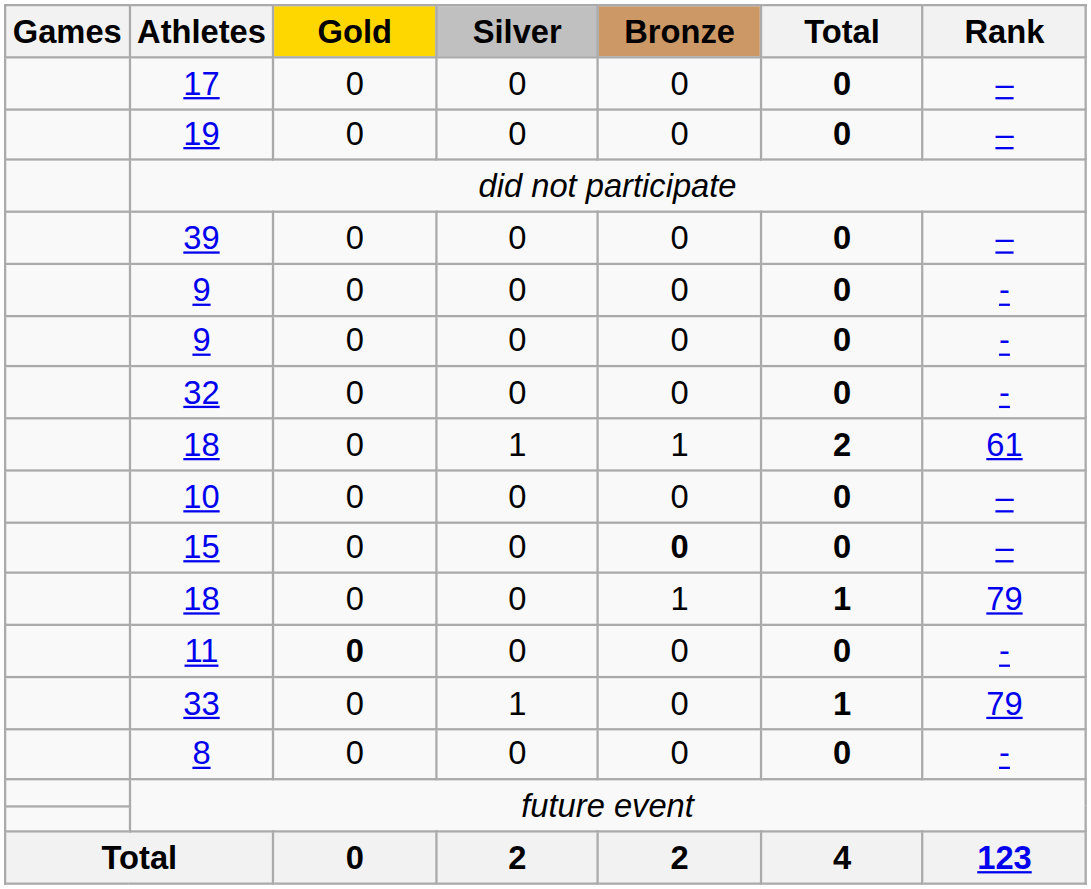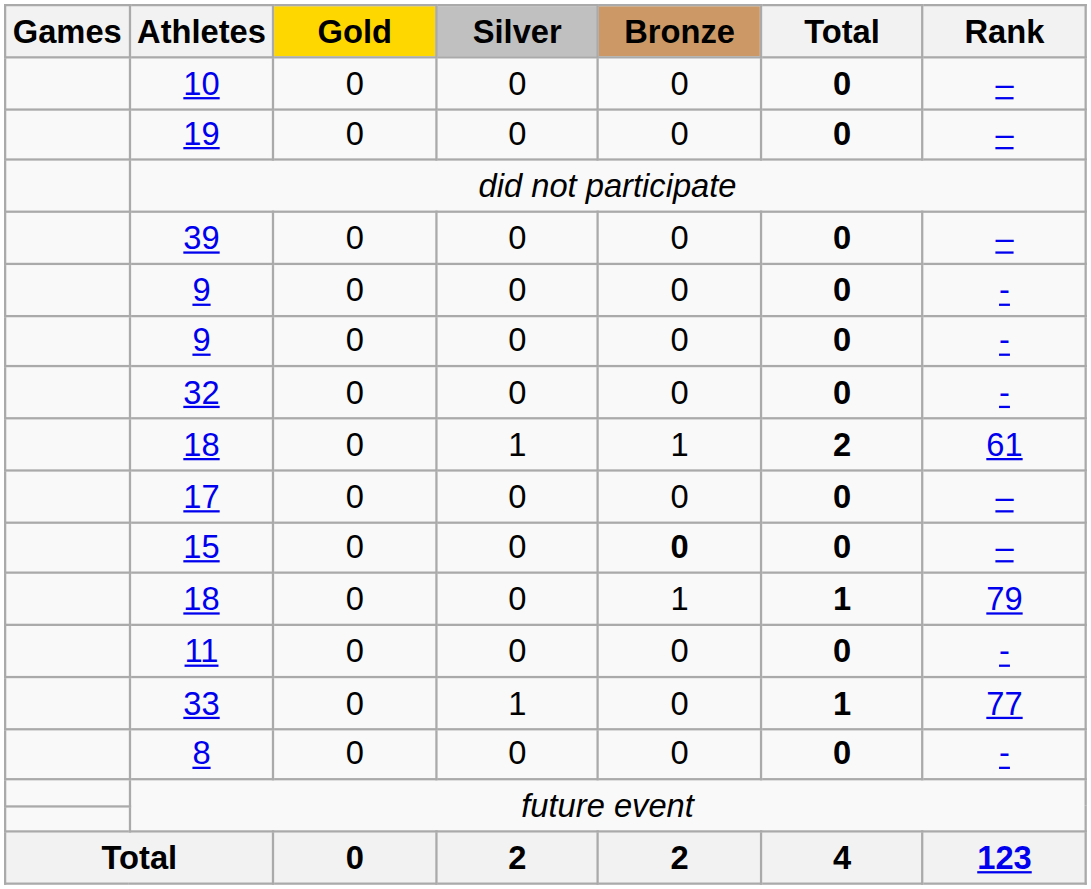rows swapped: (202, 496) <-> (202, 83)
(355, 651) bold -> (355, 651) normal
(1004, 703) 79 -> (1004, 703) 77
